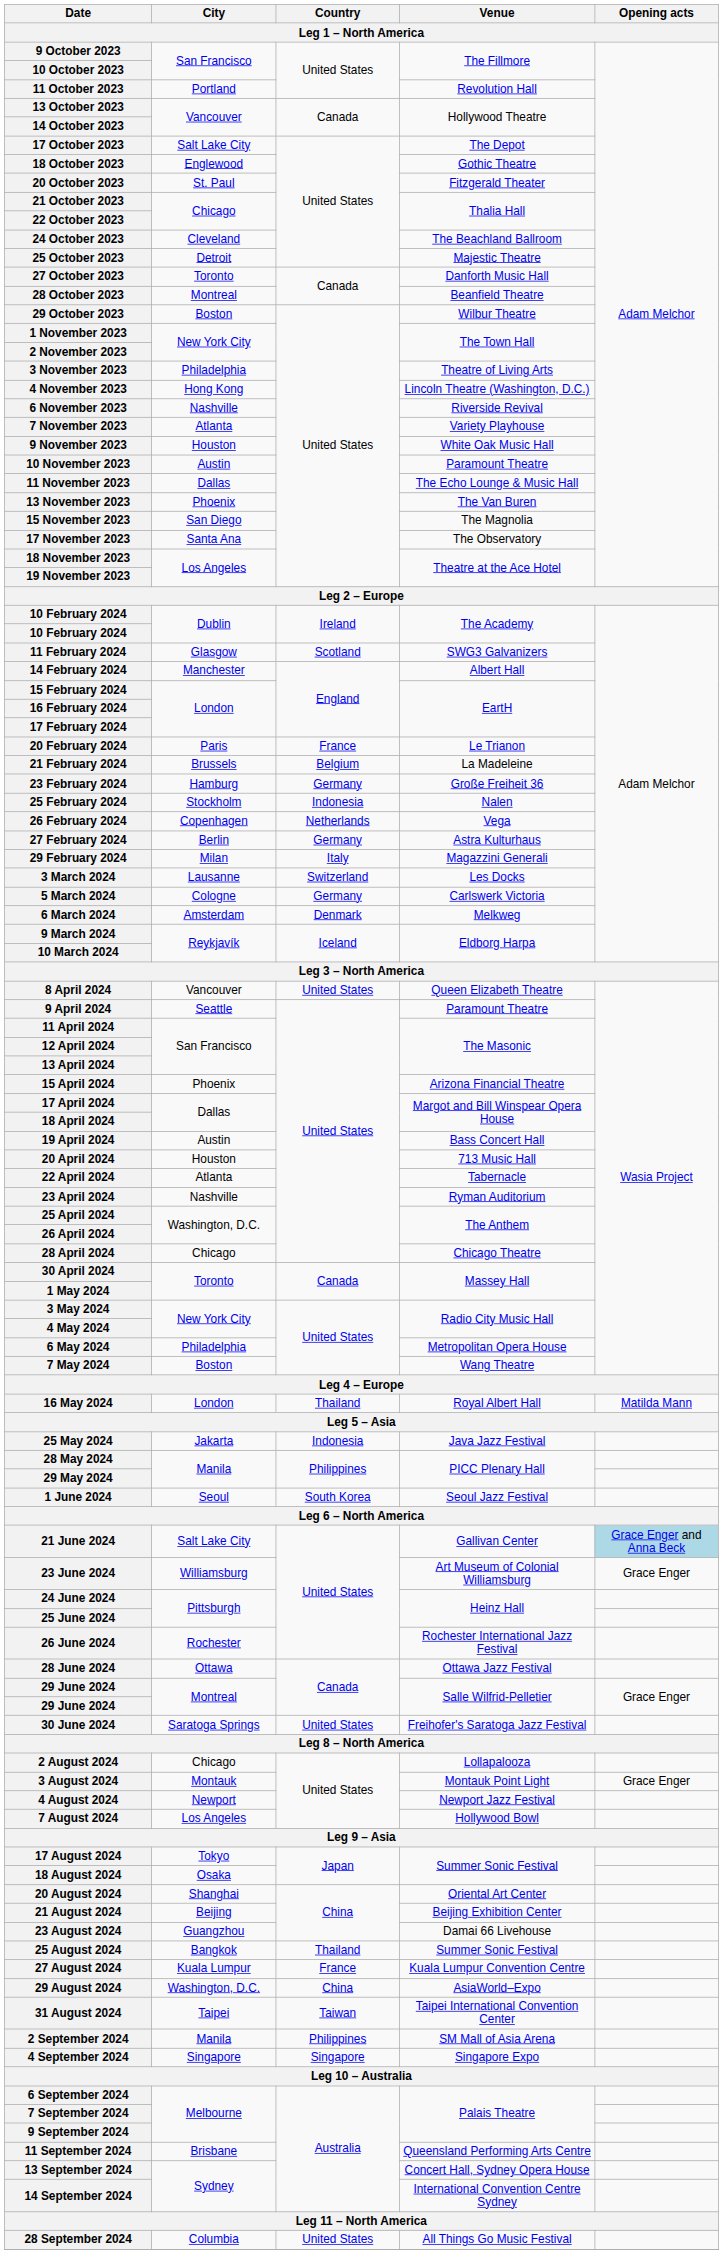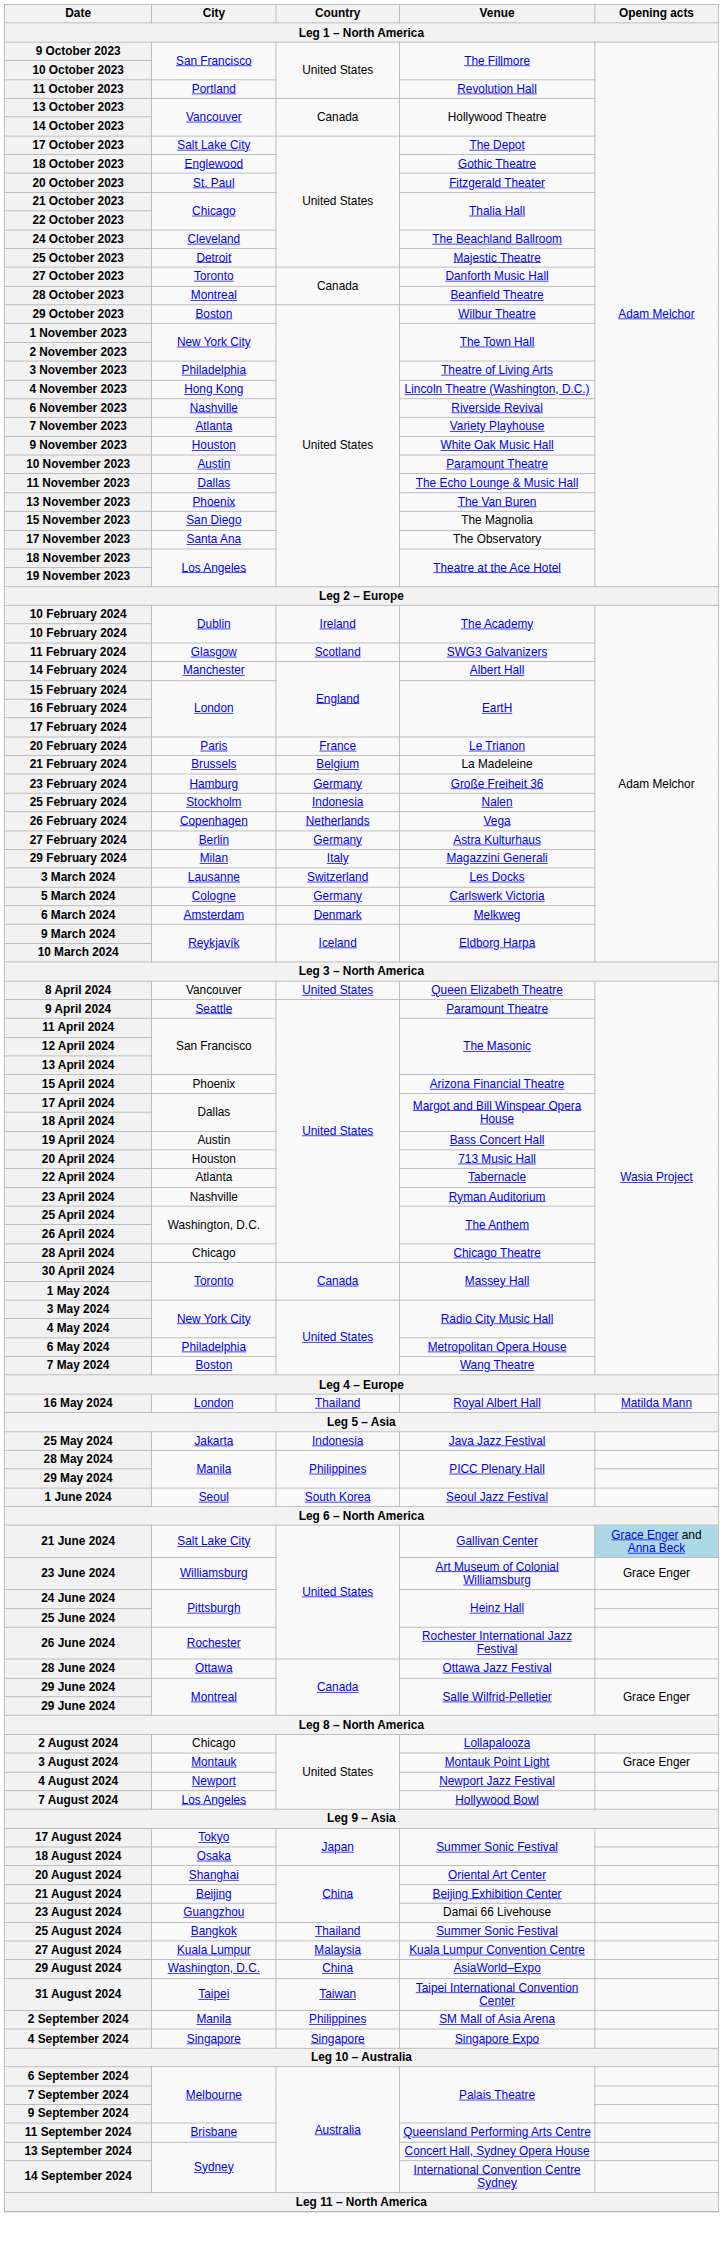- row: (78, 1725)
(338, 1969) France -> (338, 1950) Malaysia
- row: (78, 2239)
